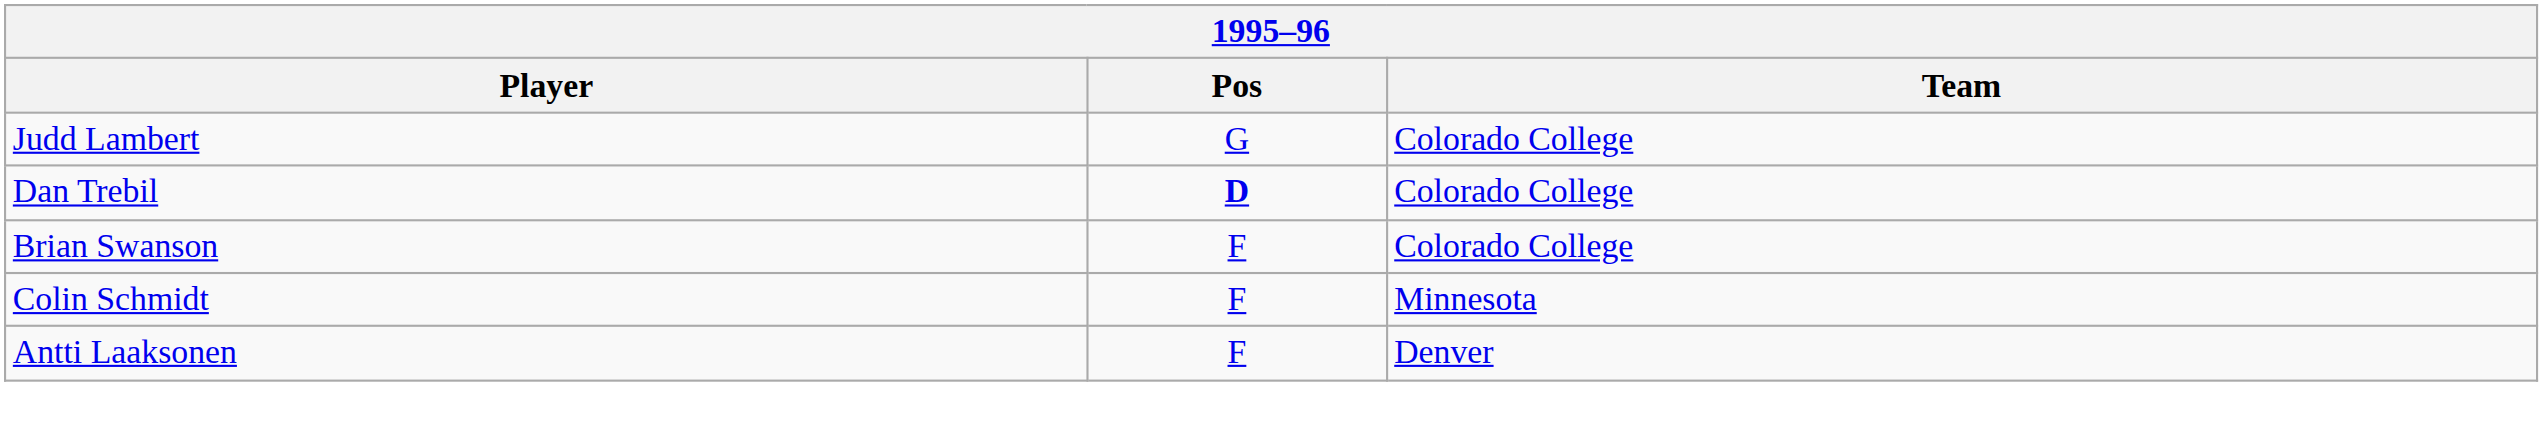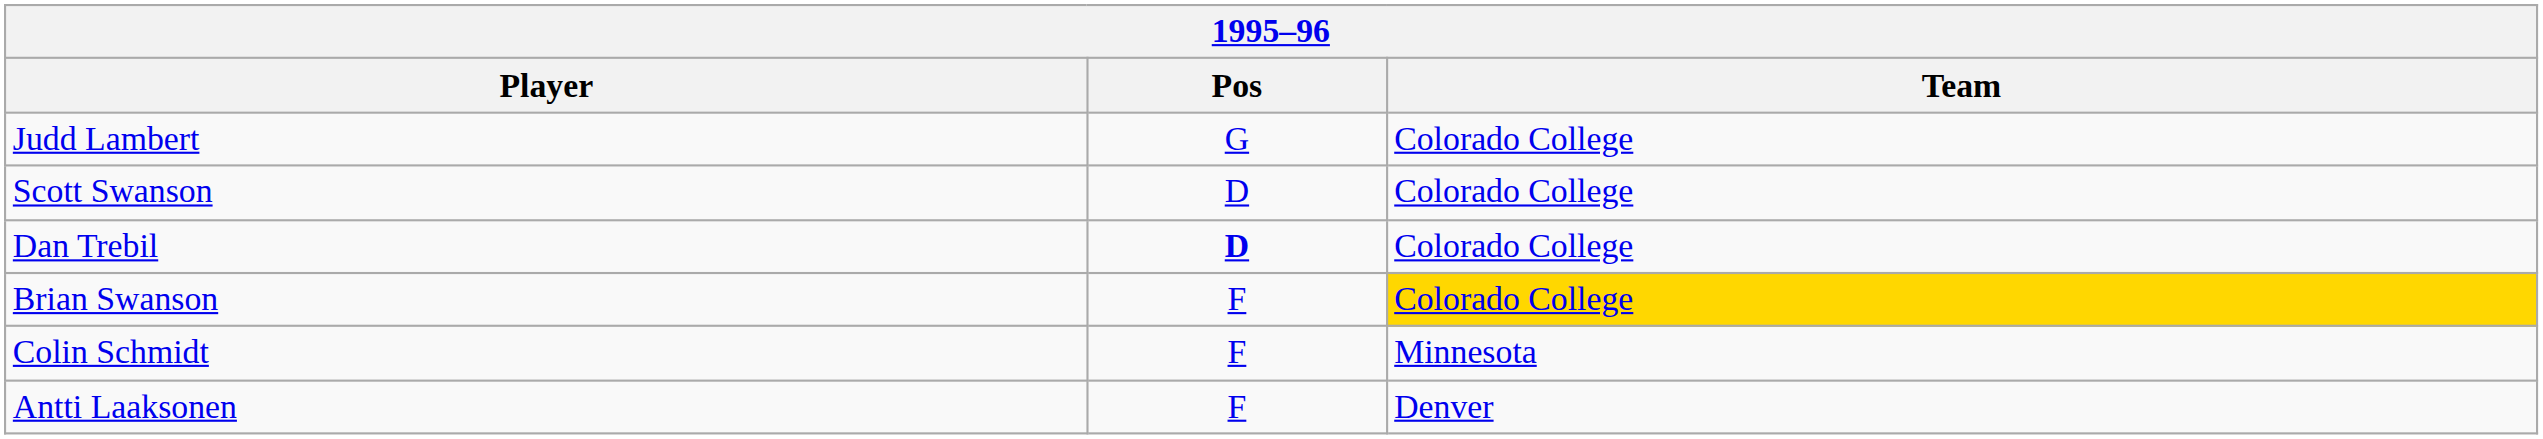+ row: (113, 191)
(1514, 245) no background -> (1514, 298) gold background
